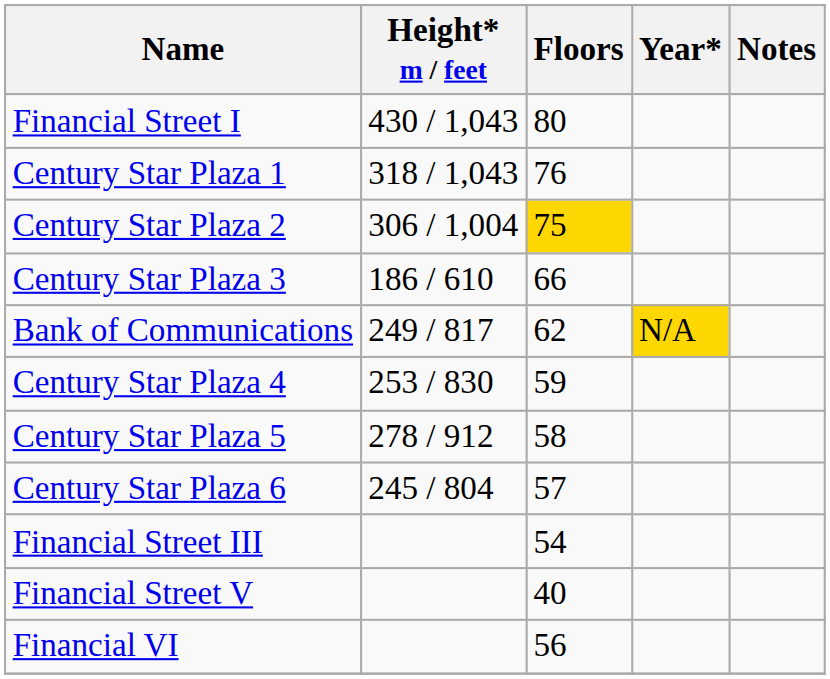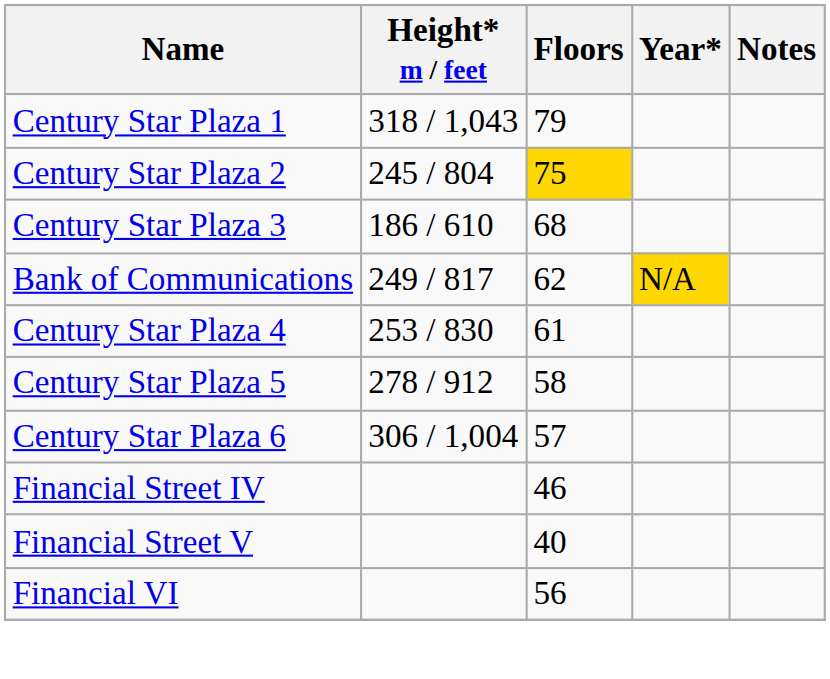- row: (127, 120)
(550, 173) 76 -> (550, 120) 79
(443, 225) 306 / 1,004 -> (431, 173) 245 / 804
(550, 278) 66 -> (550, 225) 68
(550, 383) 59 -> (550, 330) 61
(431, 488) 245 / 804 -> (443, 435) 306 / 1,004
- row: (138, 540)
+ row: (139, 488)
